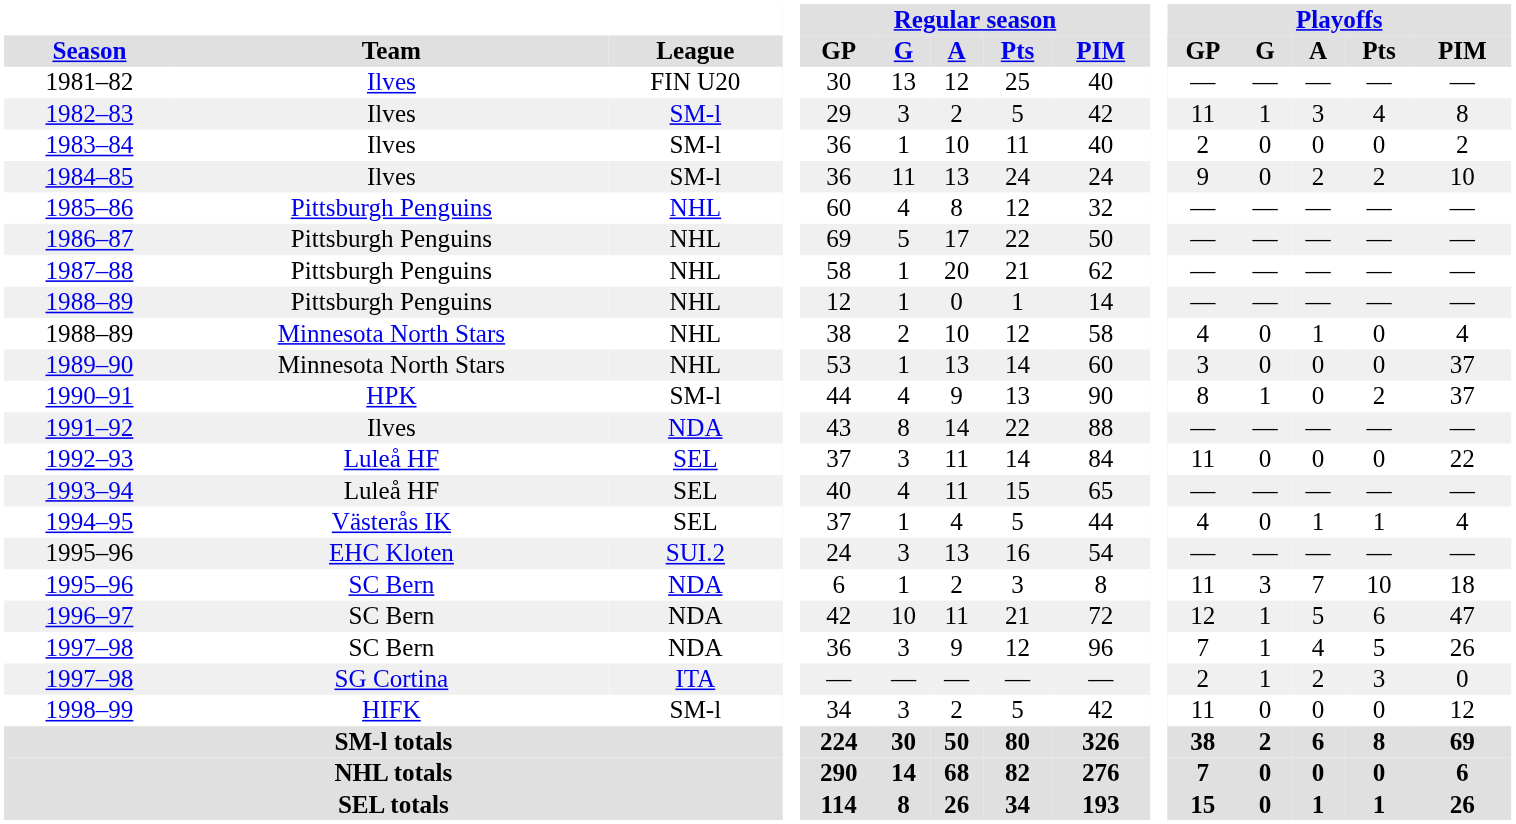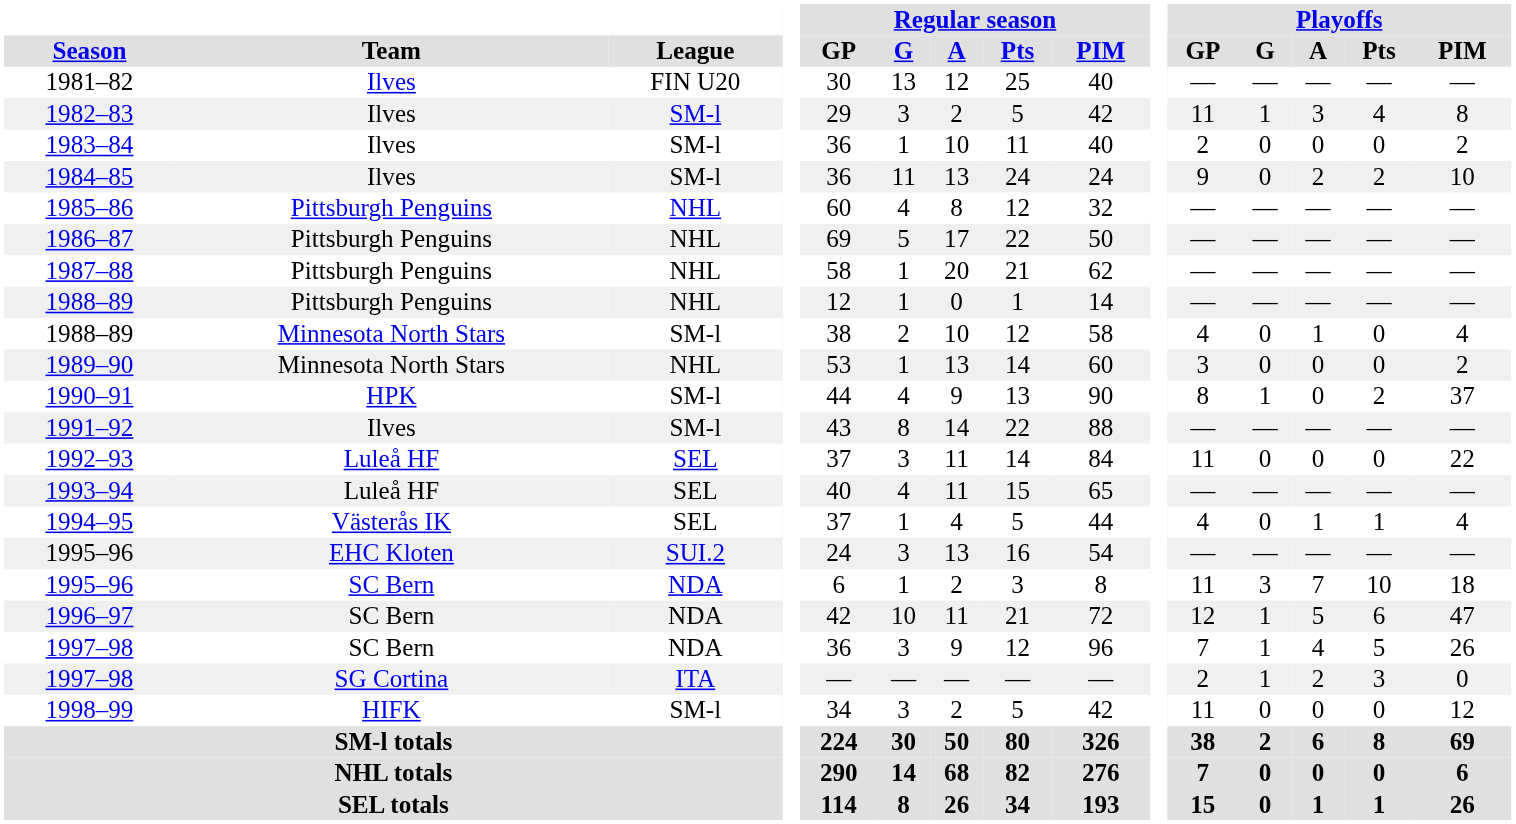(695, 333) NHL -> (695, 333) SM-l
(1462, 364) 37 -> (1462, 364) 2
(695, 427) NDA -> (695, 427) SM-l
